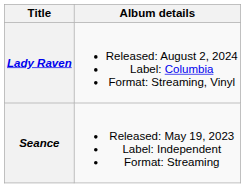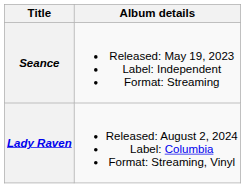rows swapped: (39, 143) <-> (39, 62)
